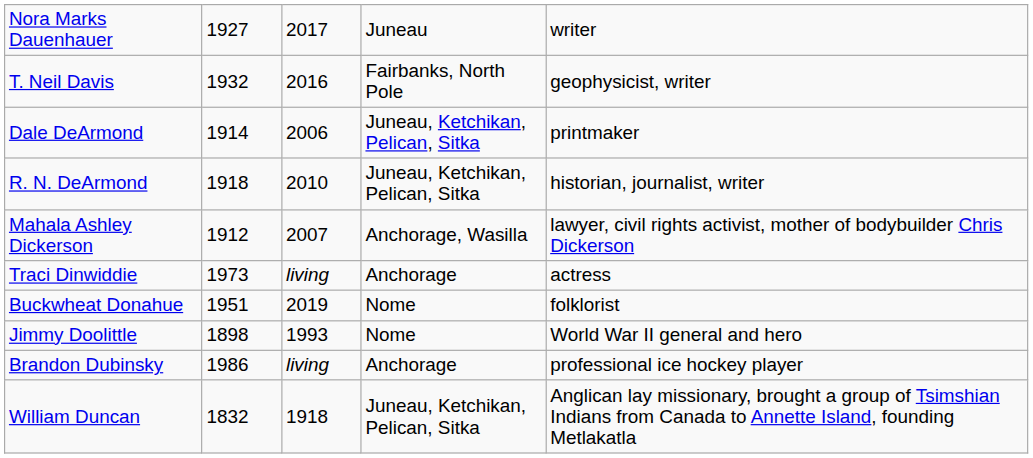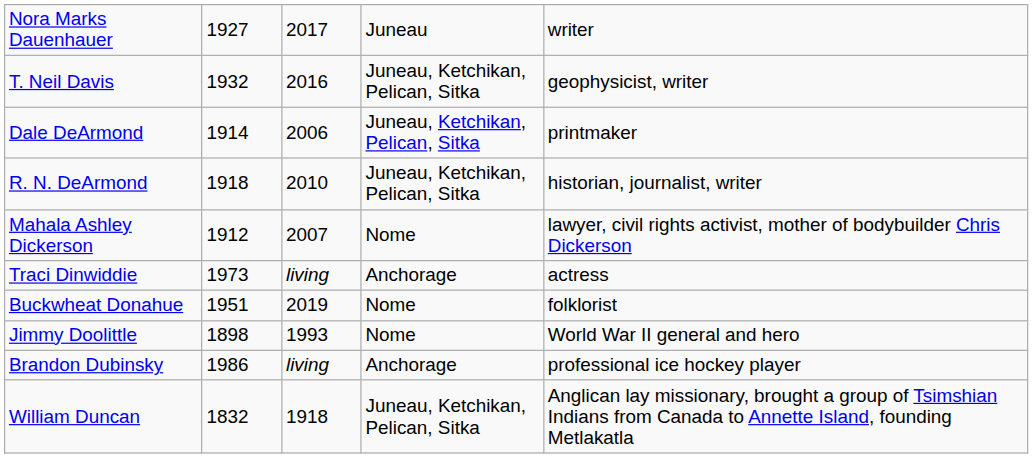(435, 81) Fairbanks, North Pole -> (446, 81) Juneau, Ketchikan, Pelican, Sitka
(446, 234) Anchorage, Wasilla -> (391, 234) Nome
